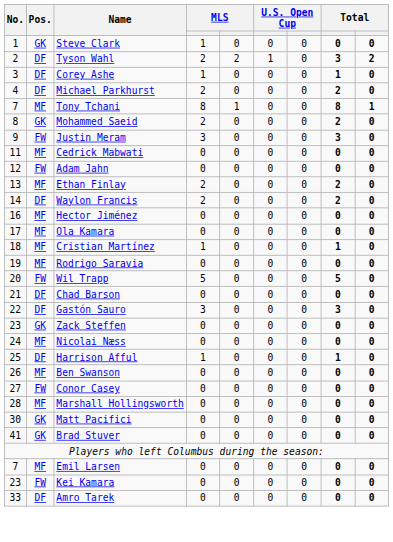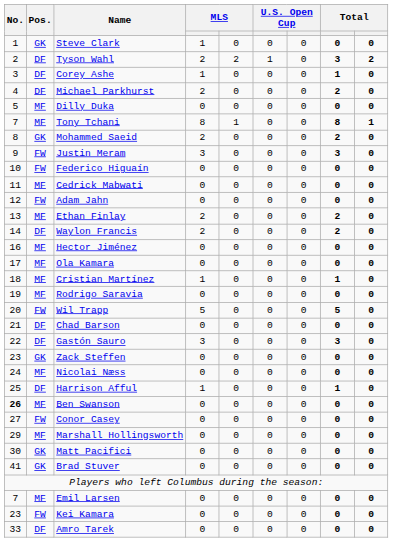+ row: (85, 106)
+ row: (102, 169)
(15, 373) normal -> (15, 404) bold
(15, 404) 28 -> (15, 436) 29
